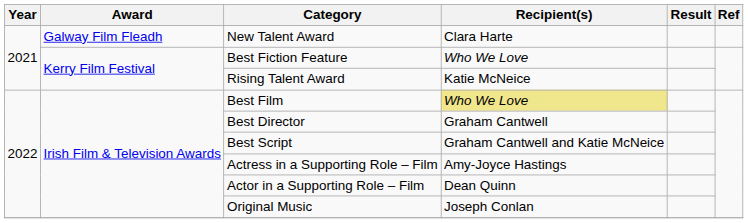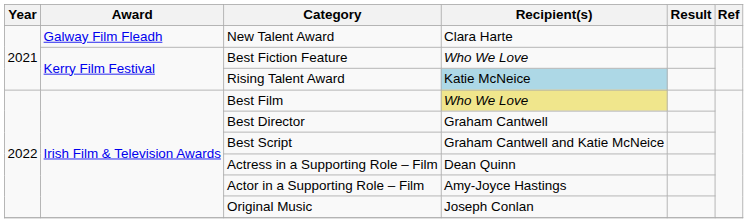(487, 79) no background -> (487, 79) lightblue background
(505, 164) Amy-Joyce Hastings -> (480, 164) Dean Quinn
(480, 185) Dean Quinn -> (505, 185) Amy-Joyce Hastings
